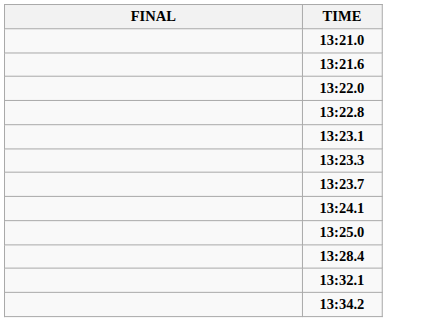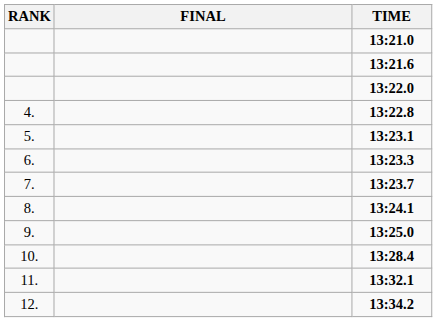+ column: (29, 16)
